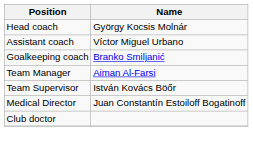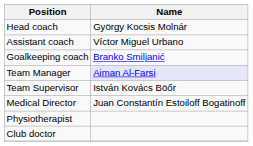(124, 73) no background -> (124, 73) lavender background
+ row: (39, 118)
